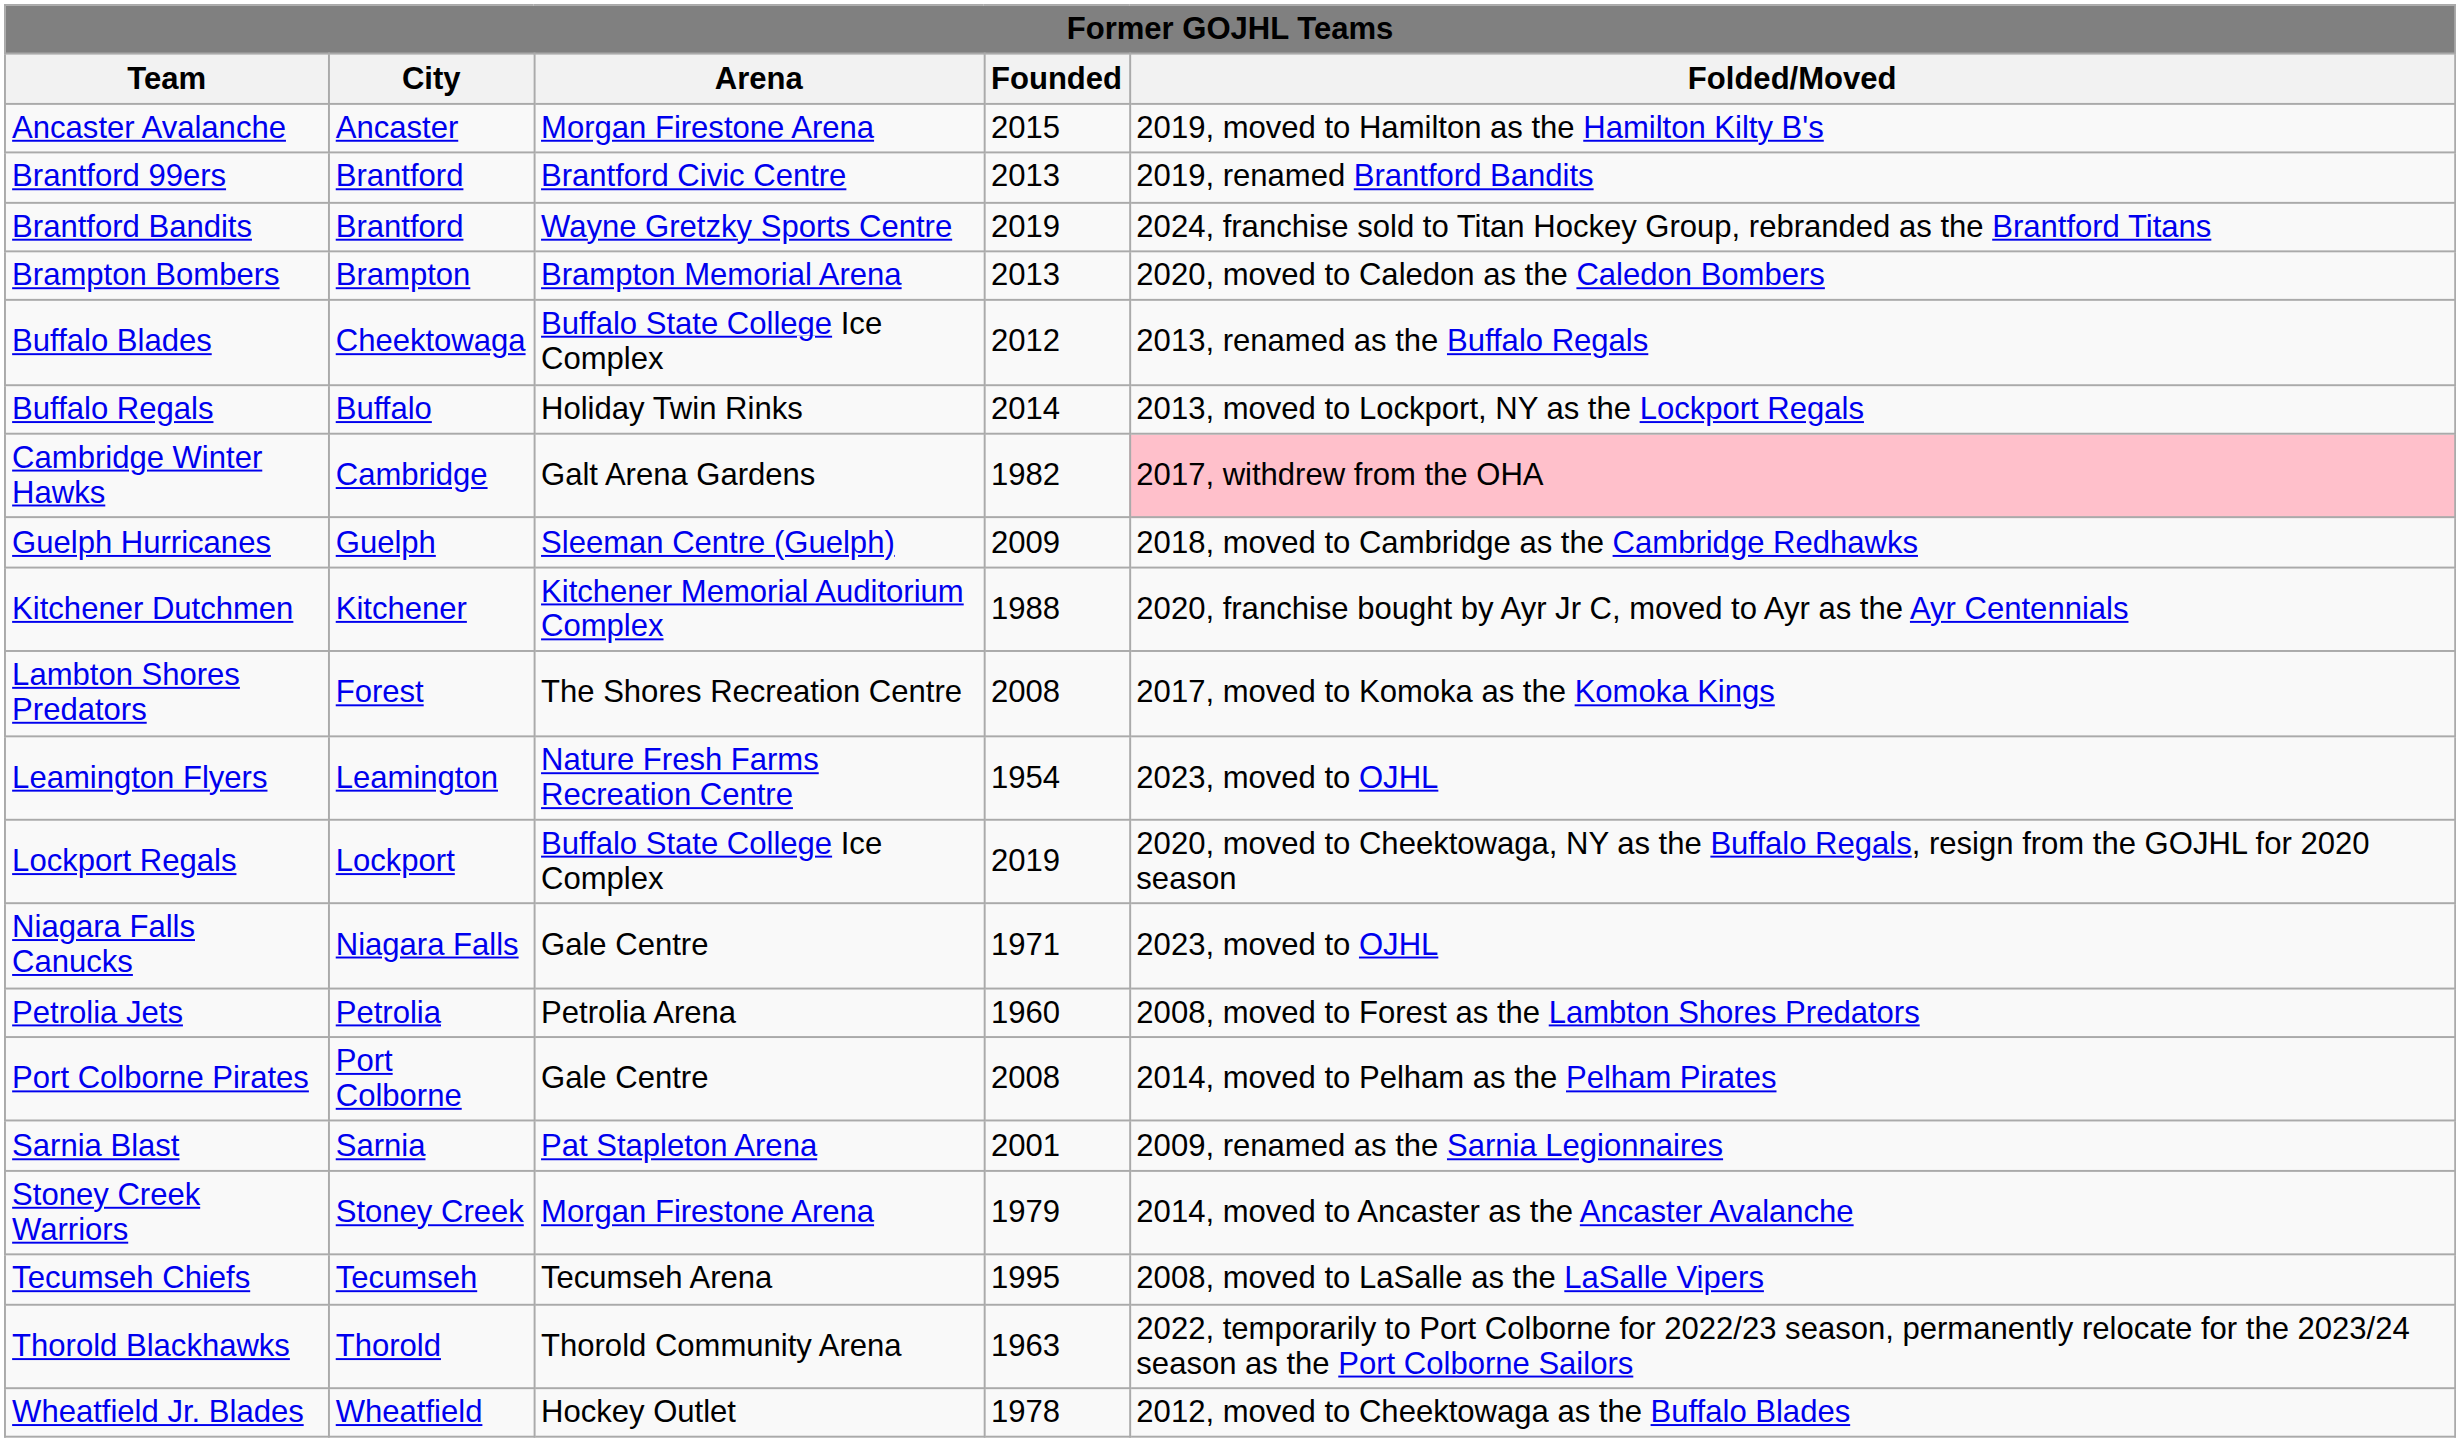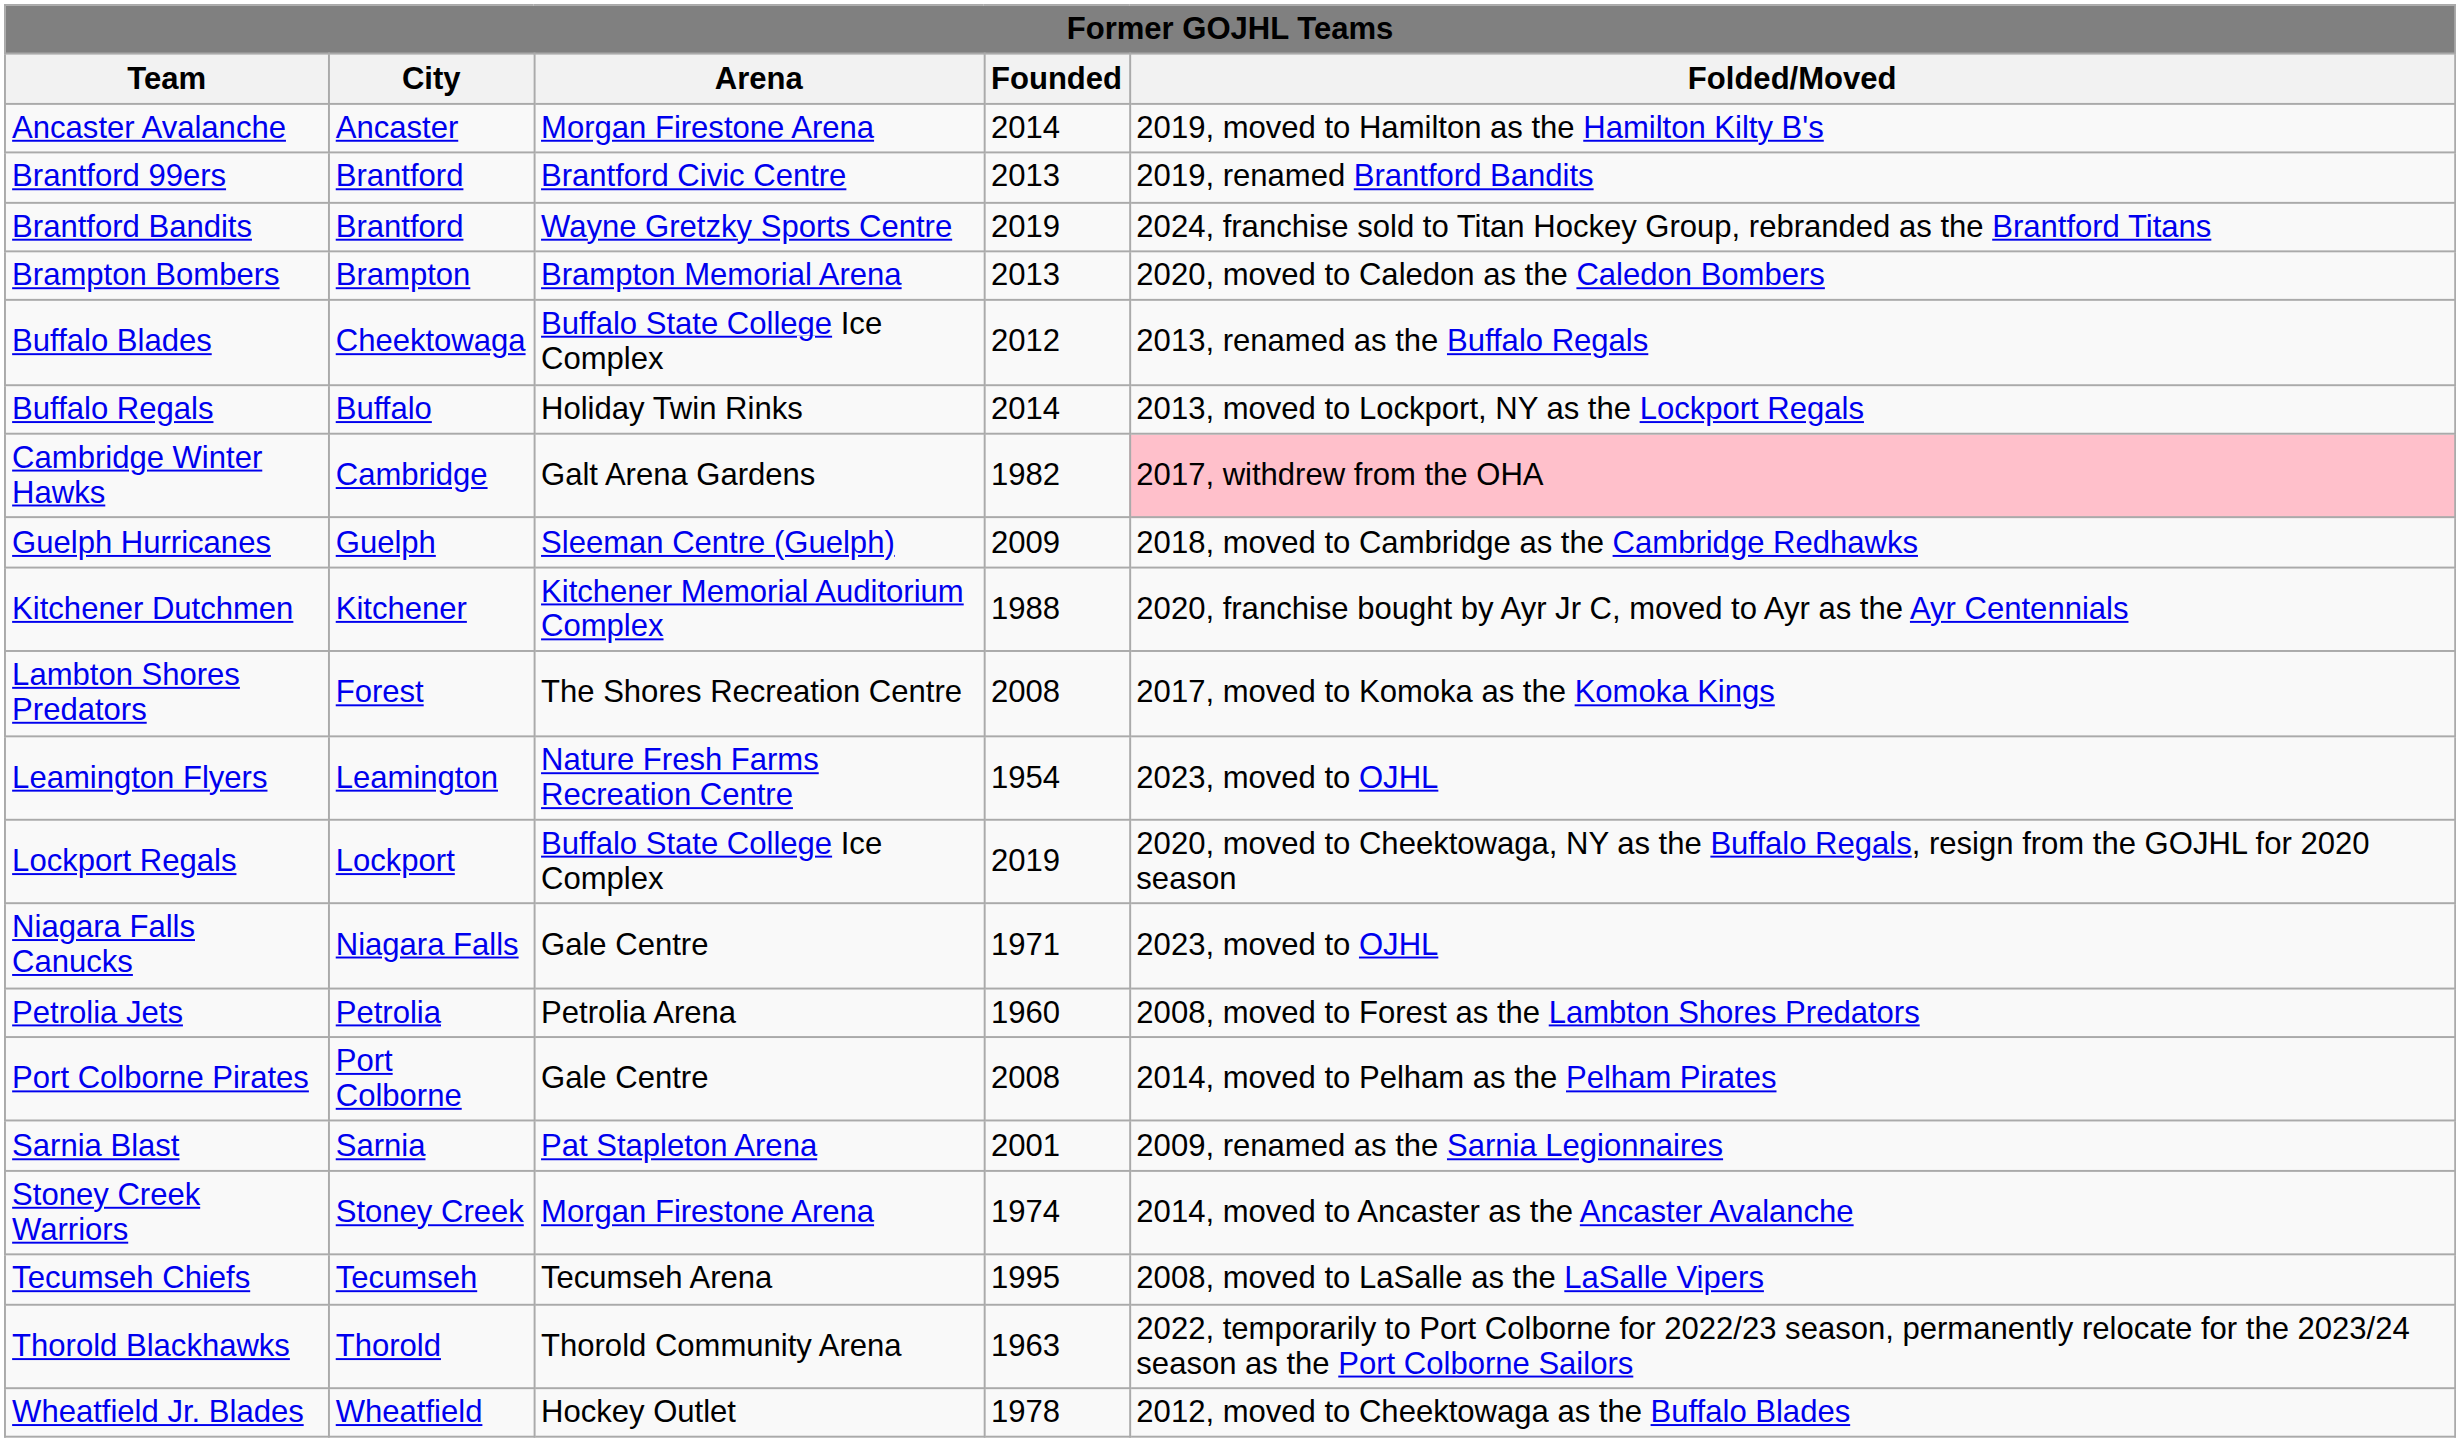(1026, 127) 2015 -> (1026, 127) 2014
(1026, 1212) 1979 -> (1026, 1212) 1974
